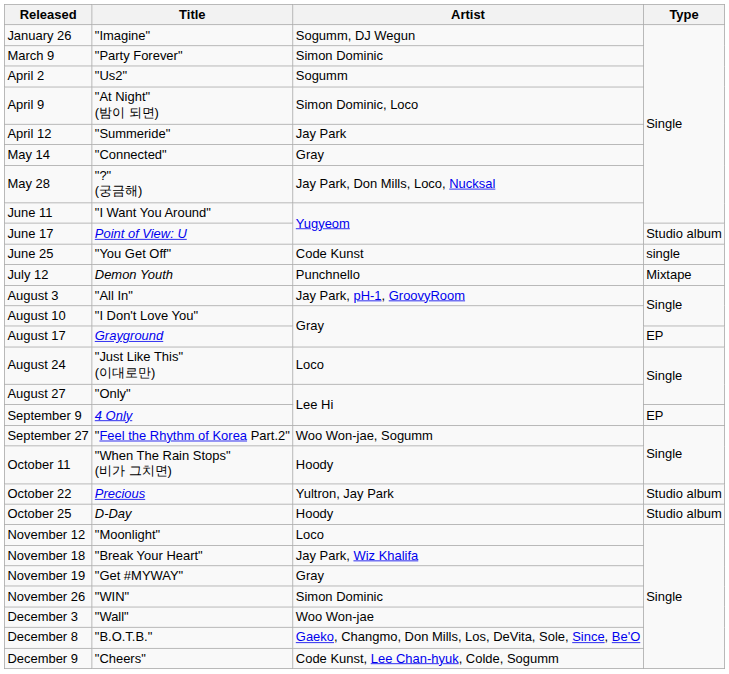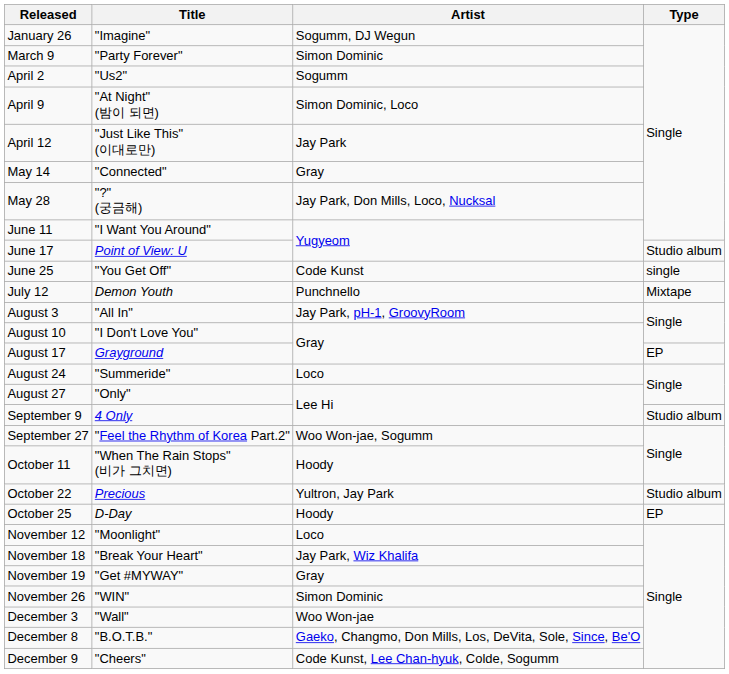(133, 134) "Summeride" -> (139, 142) "Just Like This" (이대로만)
(139, 364) "Just Like This" (이대로만) -> (133, 374) "Summeride"
(655, 415) EP -> (684, 415) Studio album
(684, 514) Studio album -> (655, 514) EP
